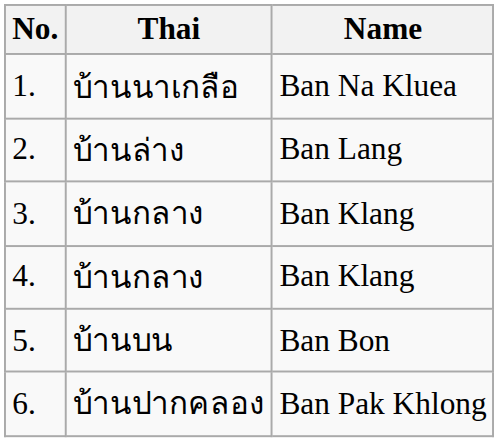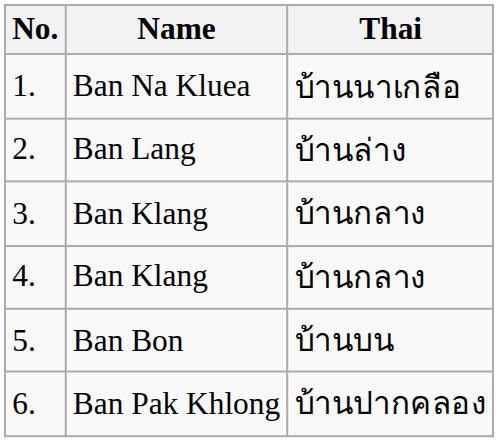columns swapped: (383, 29) <-> (169, 29)
